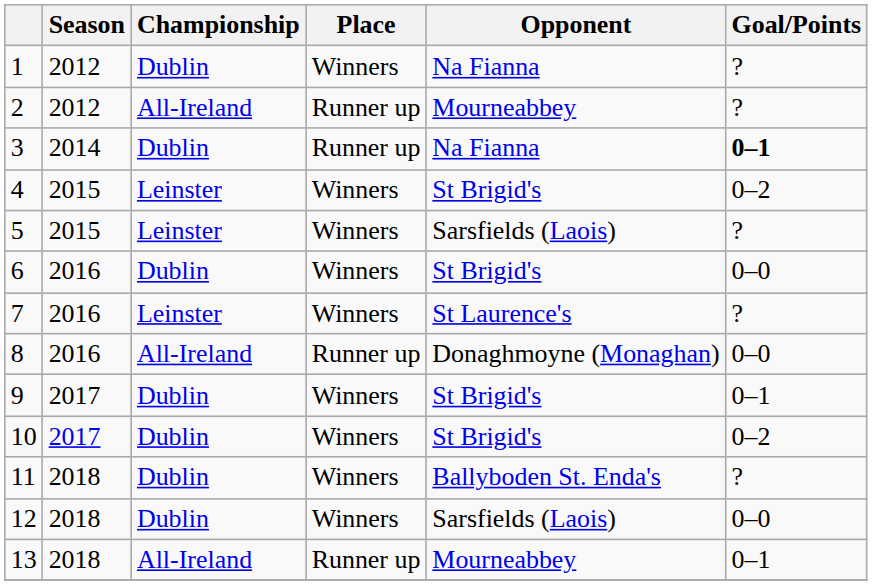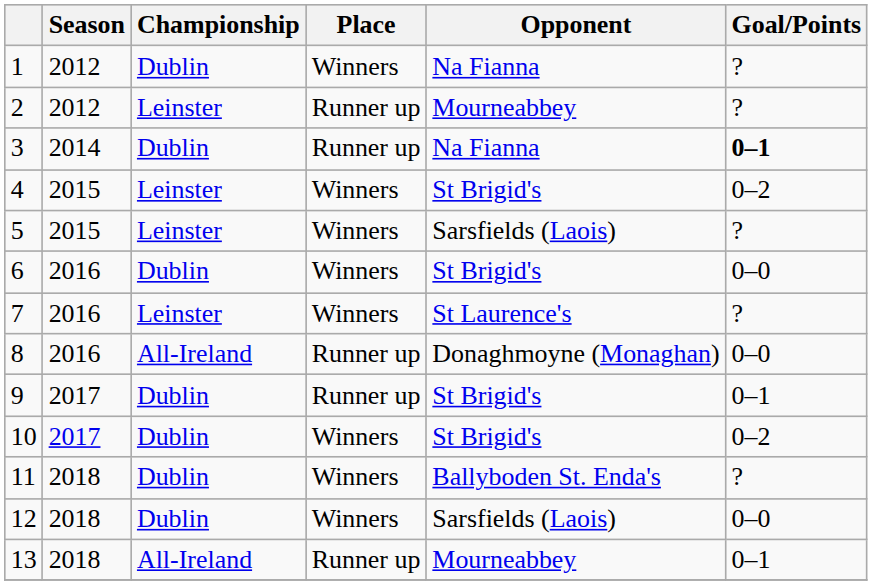(195, 107) All-Ireland -> (179, 107) Leinster
(355, 395) Winners -> (366, 395) Runner up
